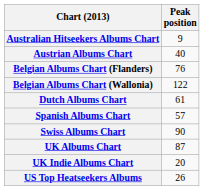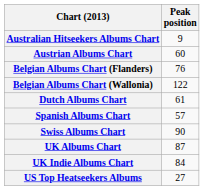(180, 54) 40 -> (180, 54) 60
(180, 162) 20 -> (180, 162) 84
(180, 178) 26 -> (180, 178) 27
